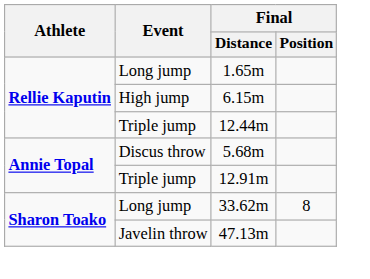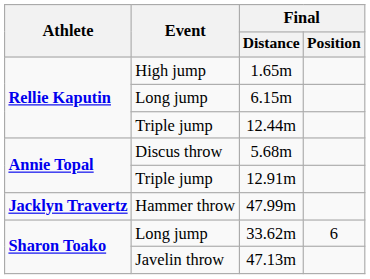(155, 71) Long jump -> (171, 71) High jump
(154, 98) High jump -> (172, 98) Long jump
+ row: (271, 206)
(306, 206) 8 -> (334, 233) 6
